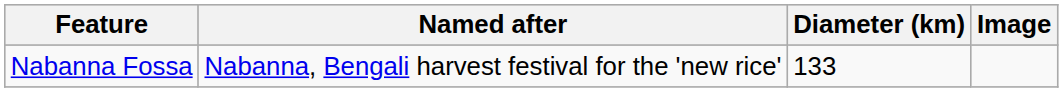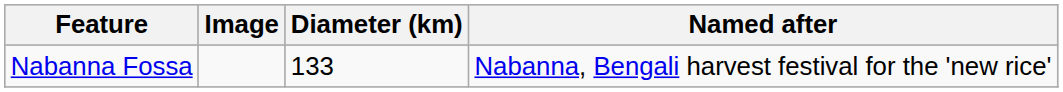columns swapped: (493, 24) <-> (1014, 24)
